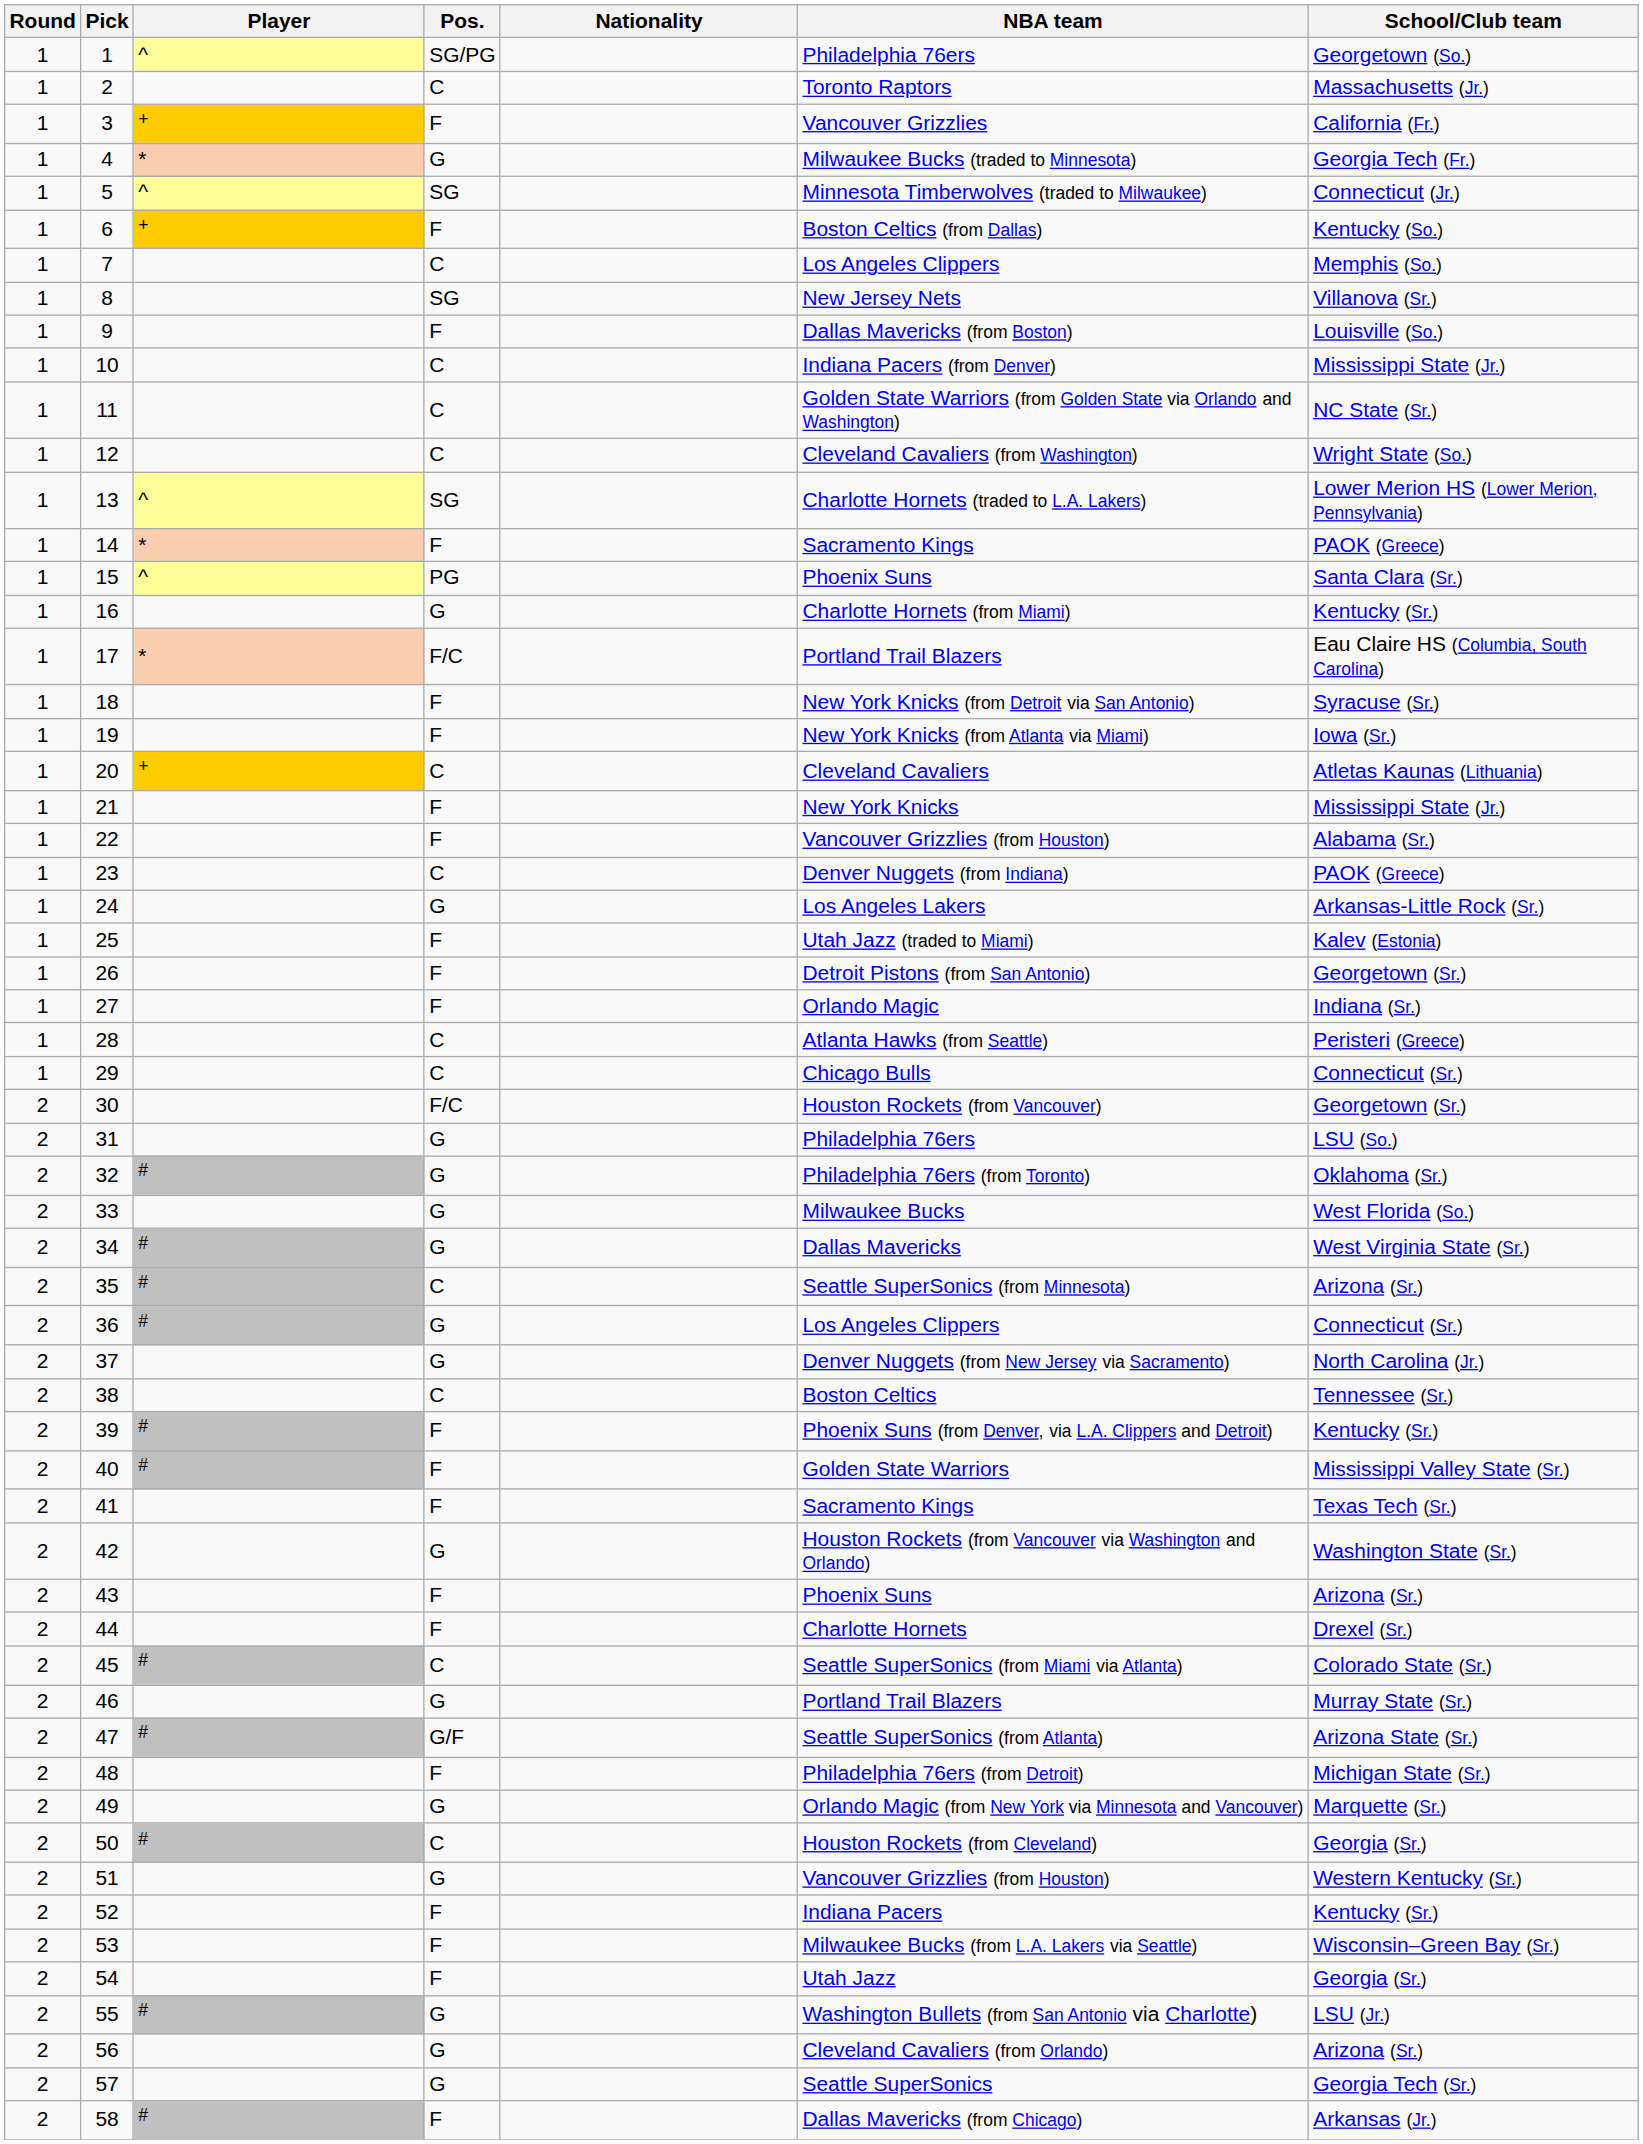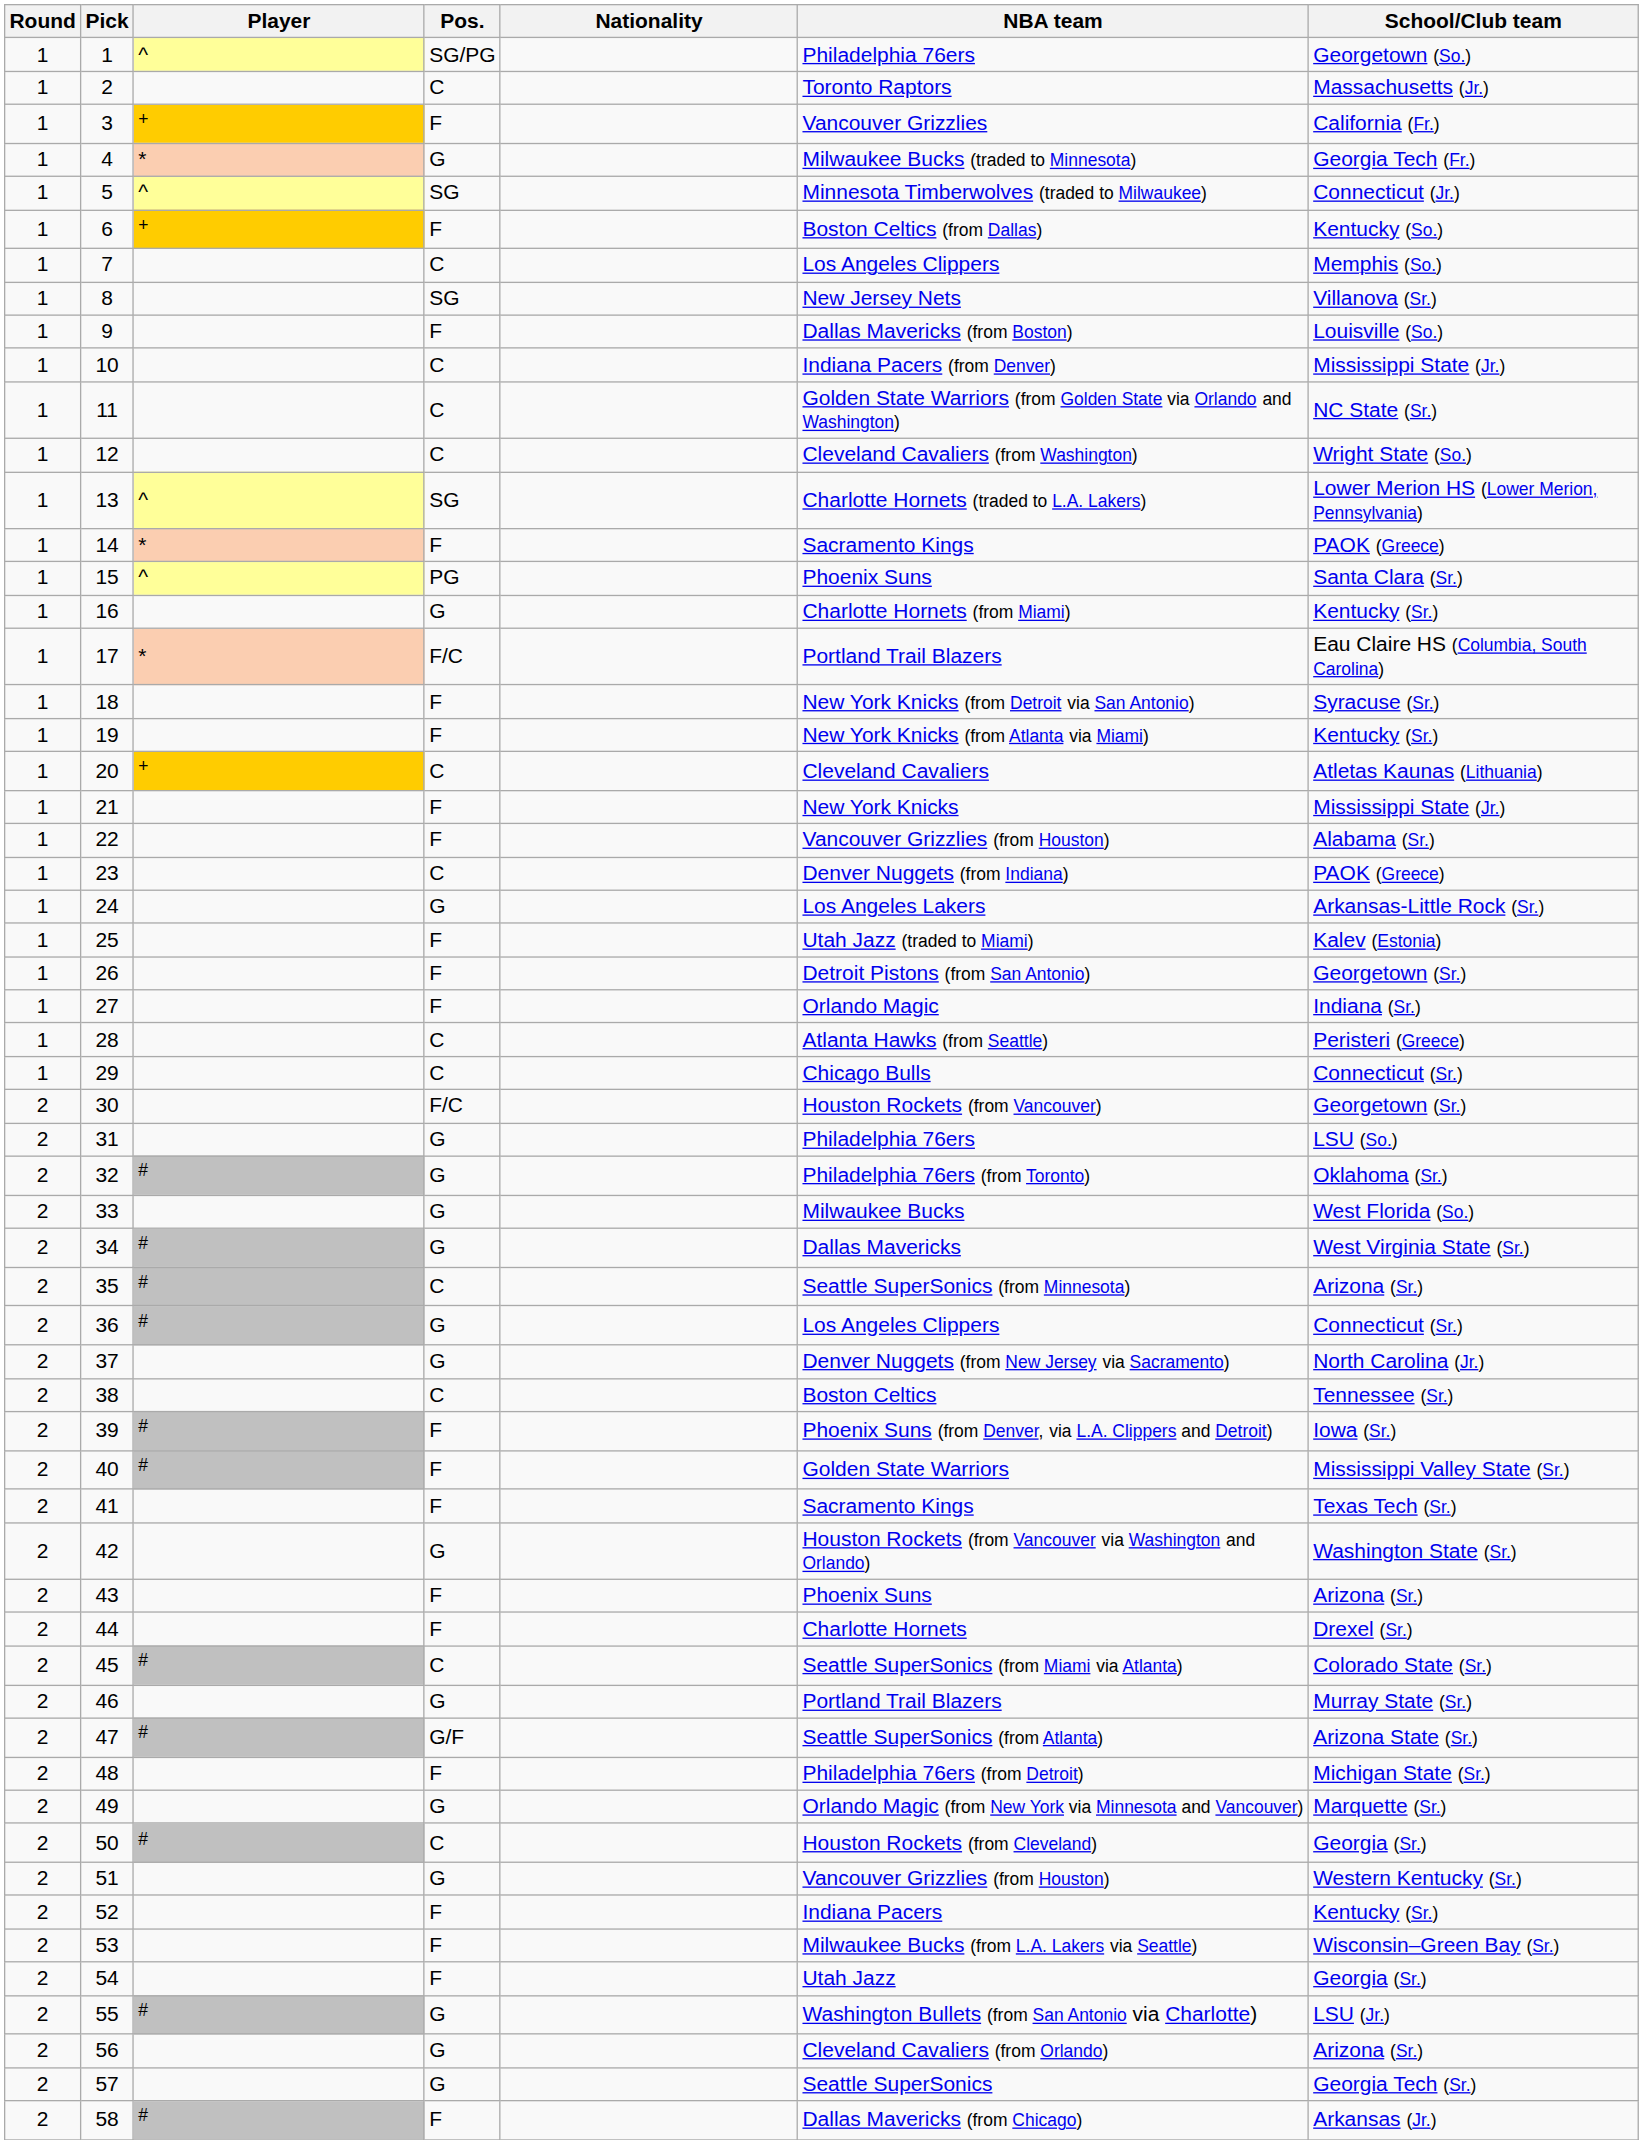(1355, 734) Iowa (Sr.) -> (1376, 734) Kentucky (Sr.)
(1376, 1430) Kentucky (Sr.) -> (1355, 1430) Iowa (Sr.)
